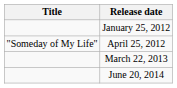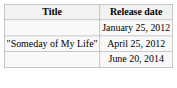- row: (136, 59)
